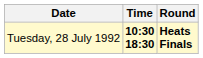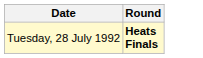- column: (140, 13)
